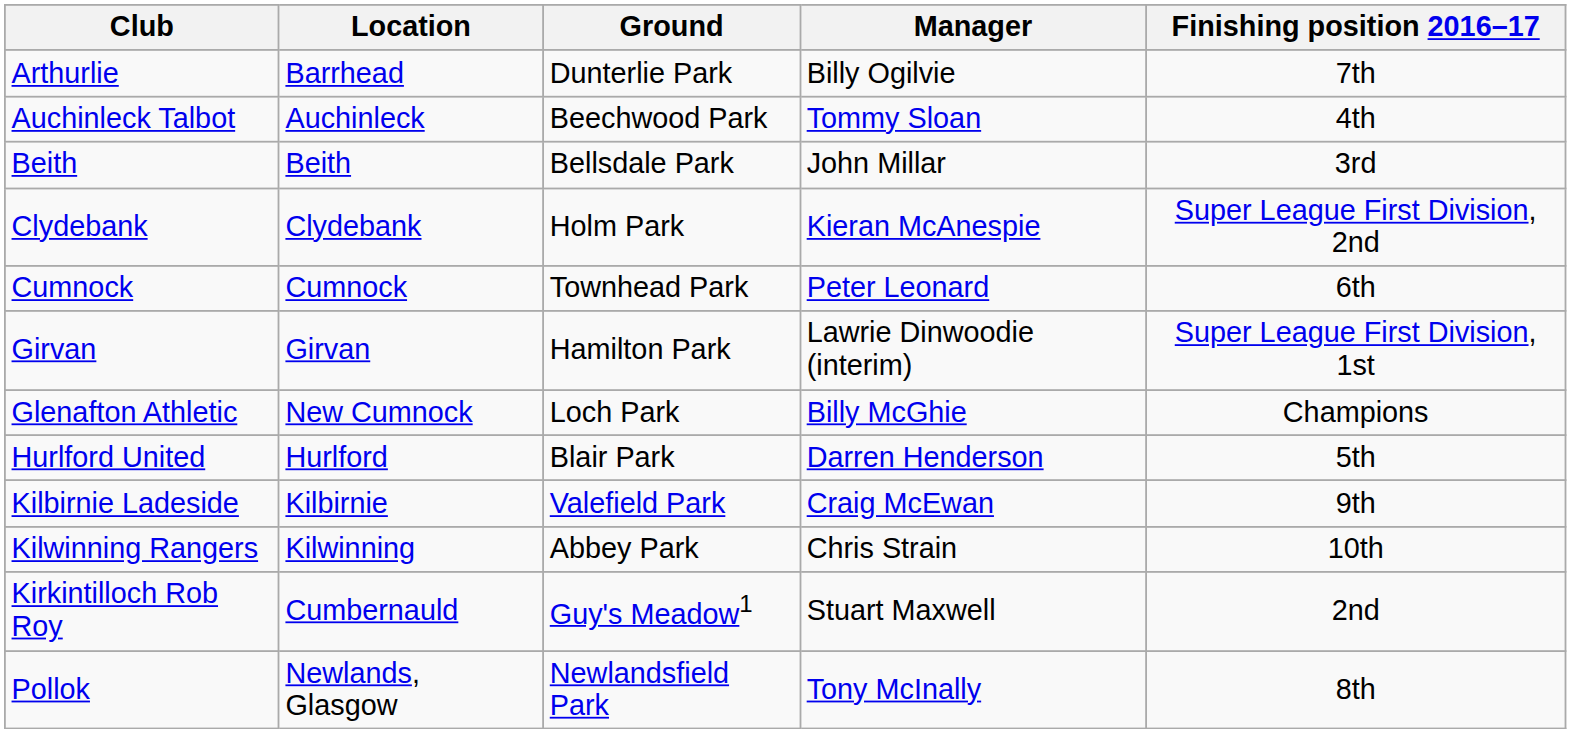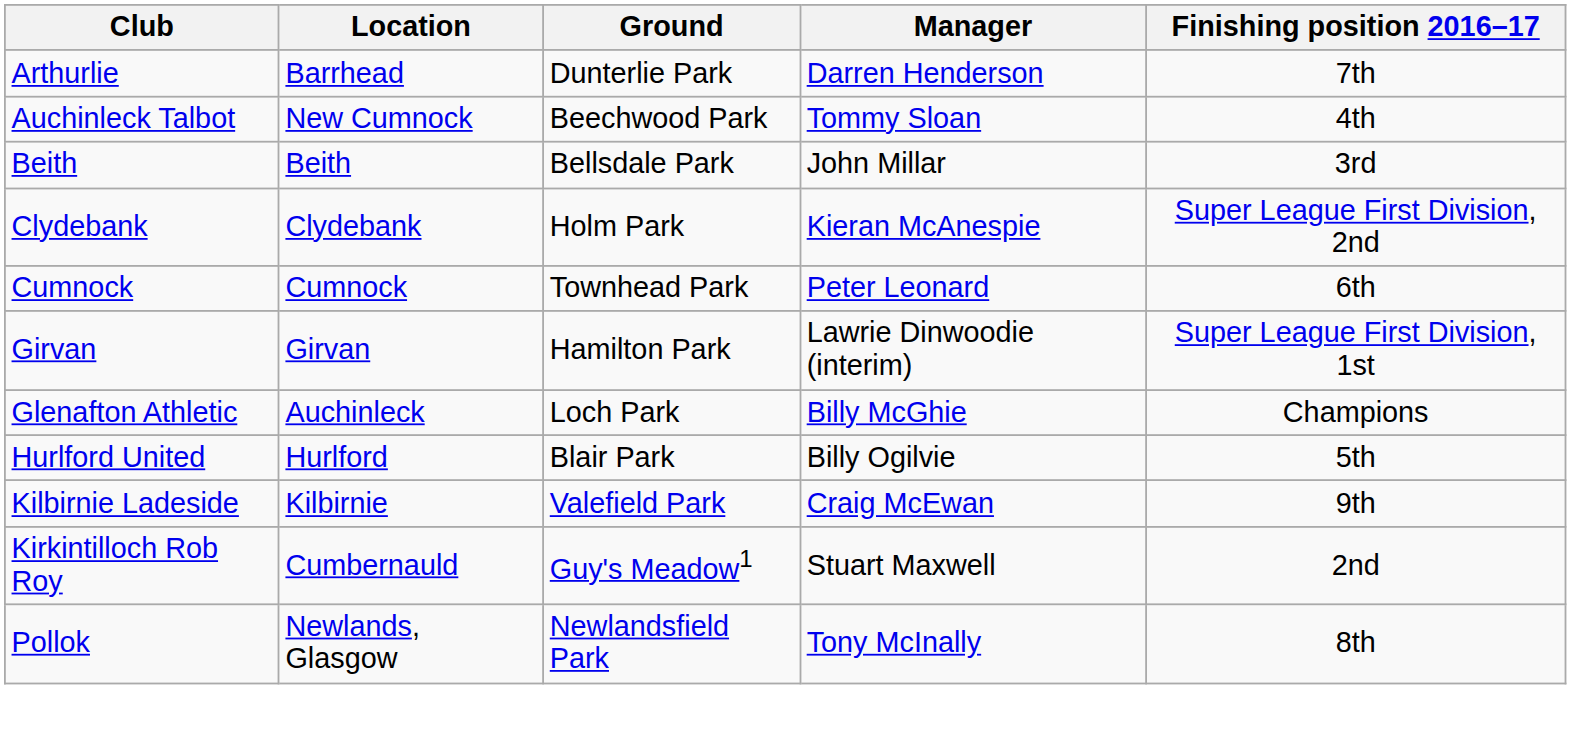(881, 73) Billy Ogilvie -> (925, 73) Darren Henderson
(355, 118) Auchinleck -> (379, 118) New Cumnock
(379, 411) New Cumnock -> (355, 411) Auchinleck
(925, 457) Darren Henderson -> (881, 457) Billy Ogilvie
- row: (135, 548)
